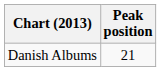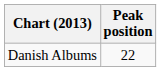(128, 54) 21 -> (128, 54) 22
